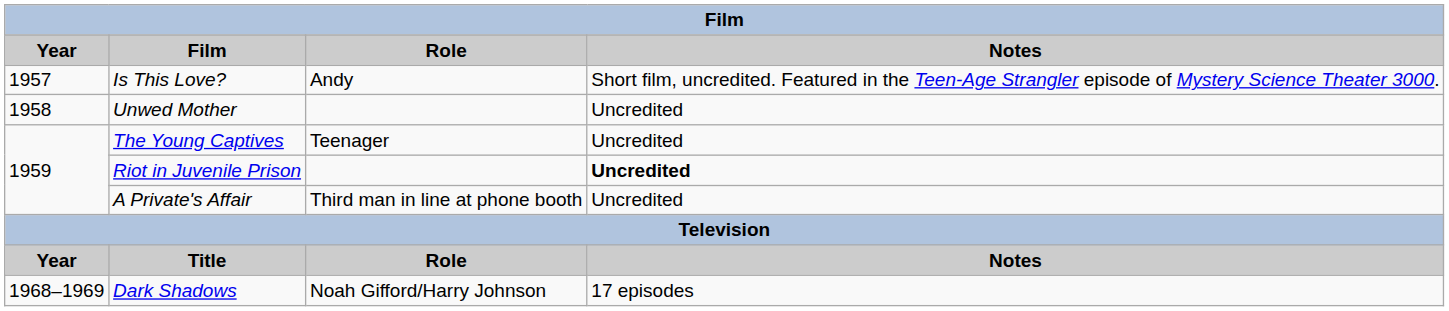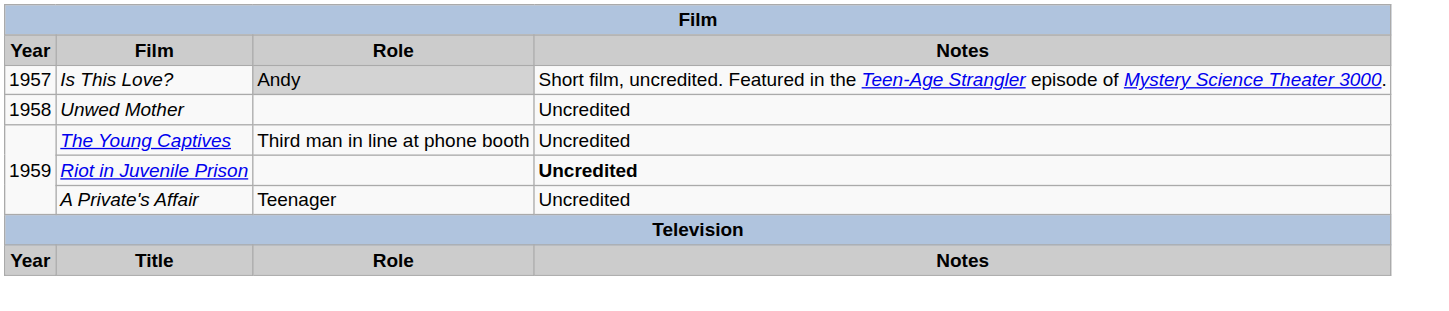(332, 80) no background -> (279, 80) lightgrey background
(350, 140) Teenager -> (393, 140) Third man in line at phone booth
(446, 200) Third man in line at phone booth -> (297, 200) Teenager
- row: (175, 290)
